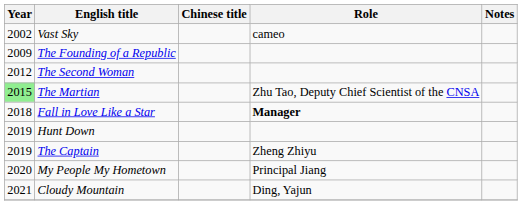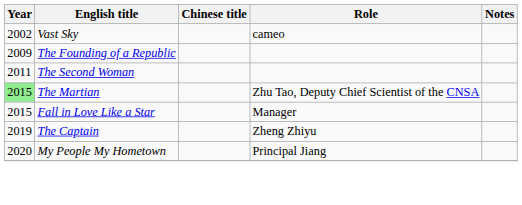(20, 72) 2012 -> (19, 72) 2011
(20, 111) 2018 -> (20, 111) 2015
(276, 111) bold -> (274, 111) normal
- row: (66, 131)
- row: (81, 190)
